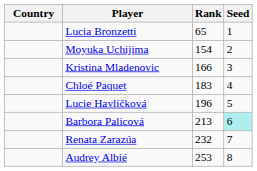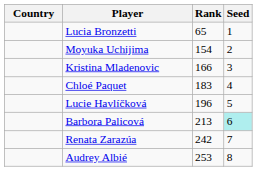(203, 139) 232 -> (203, 139) 242
